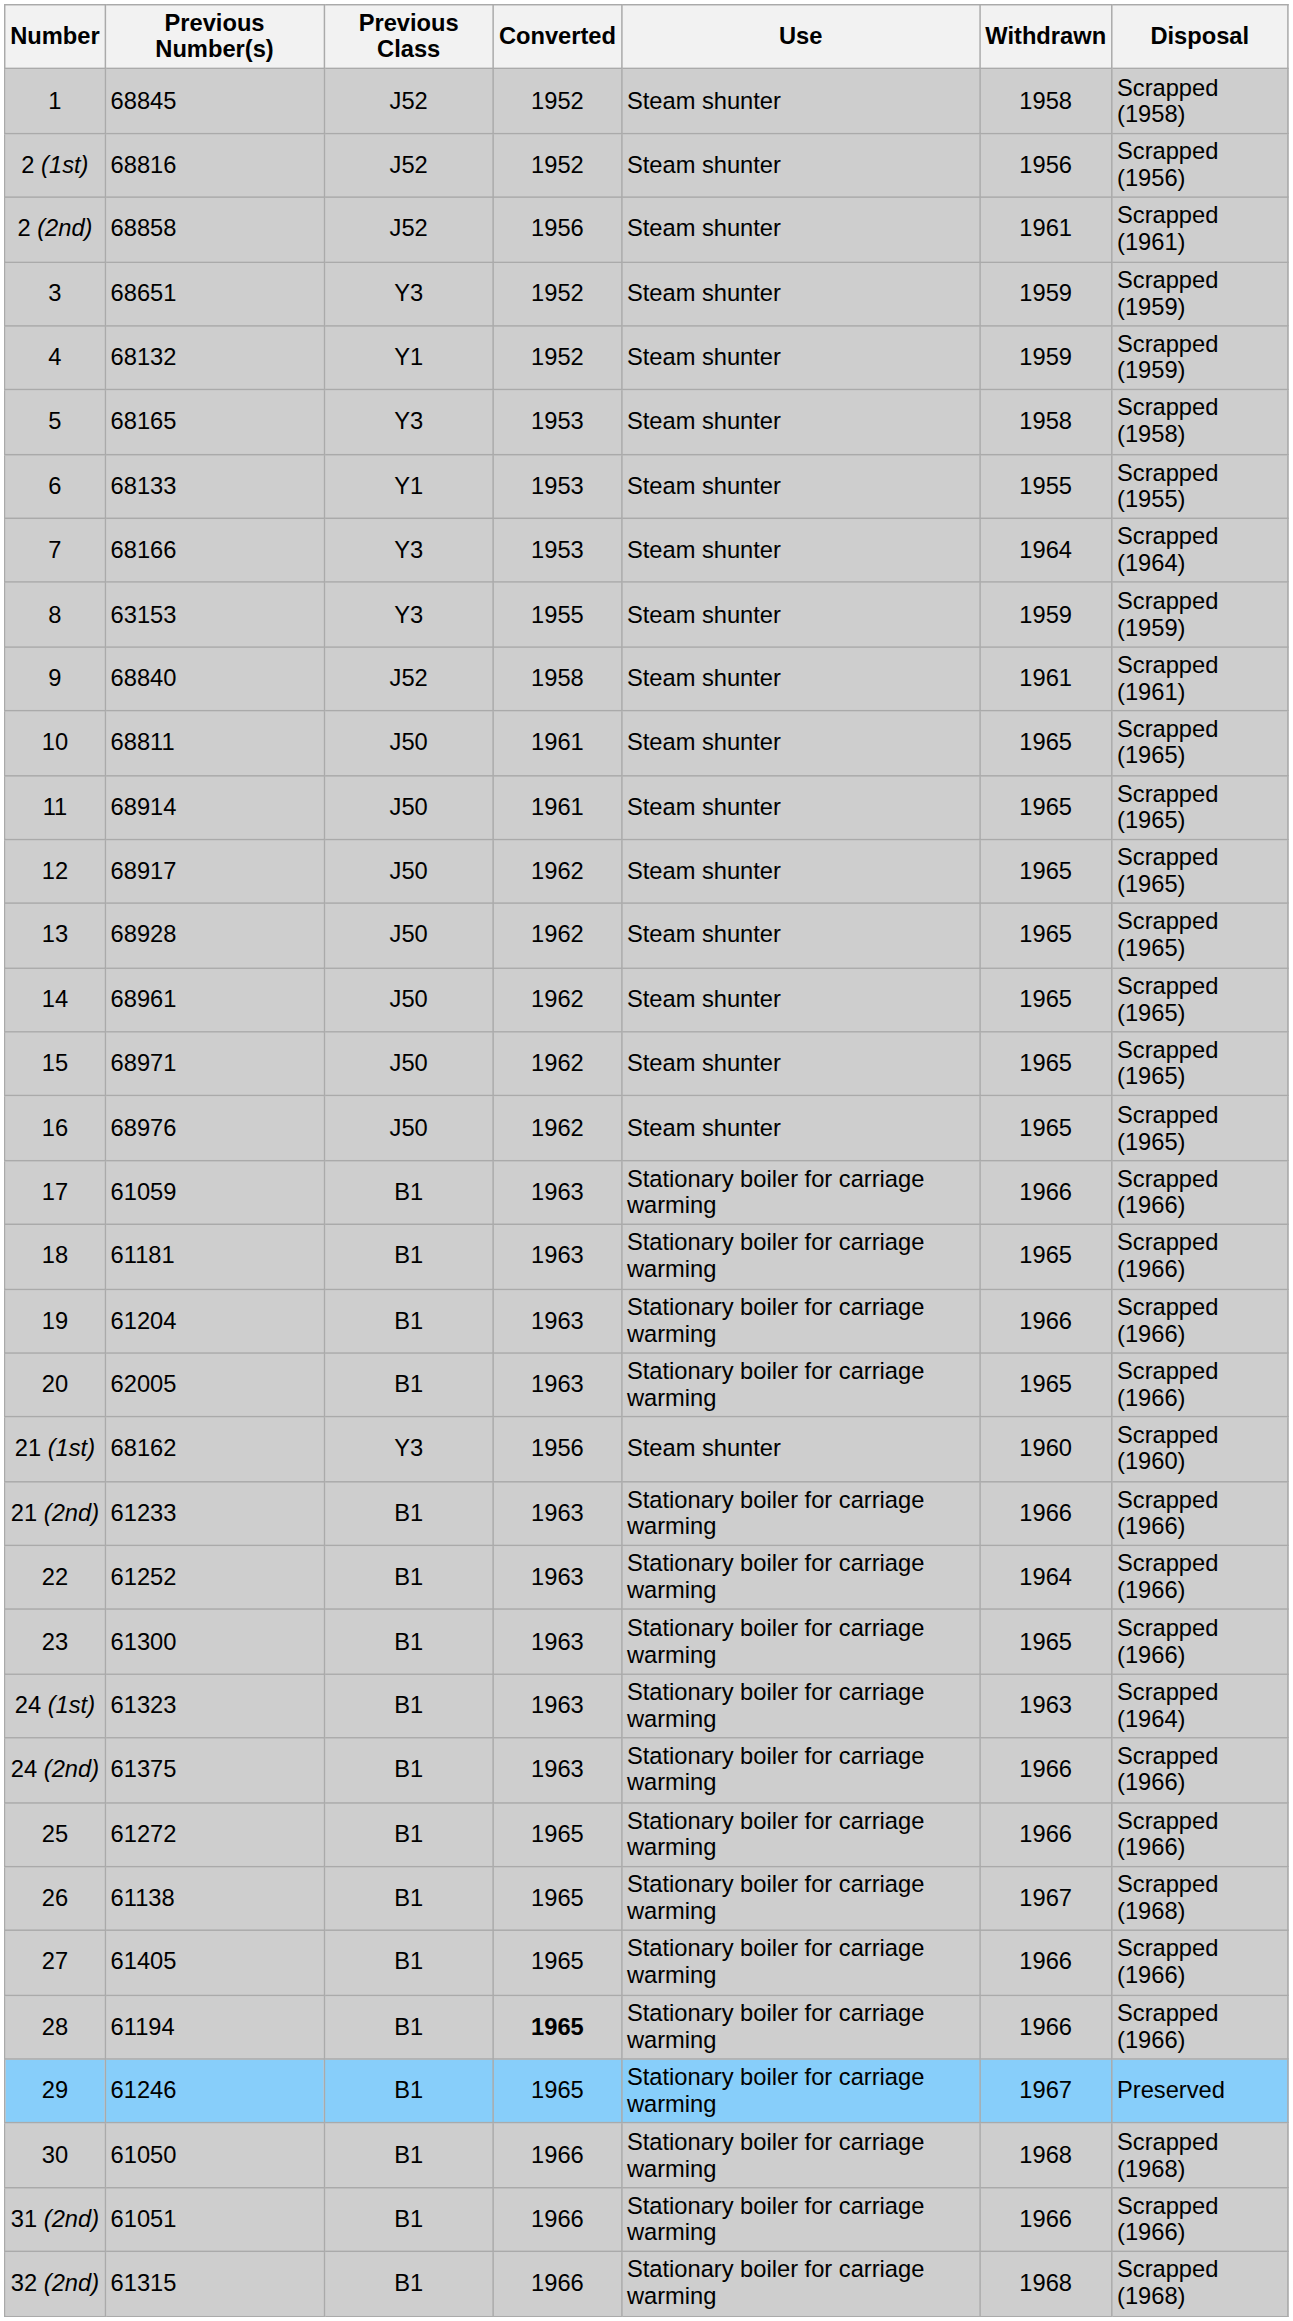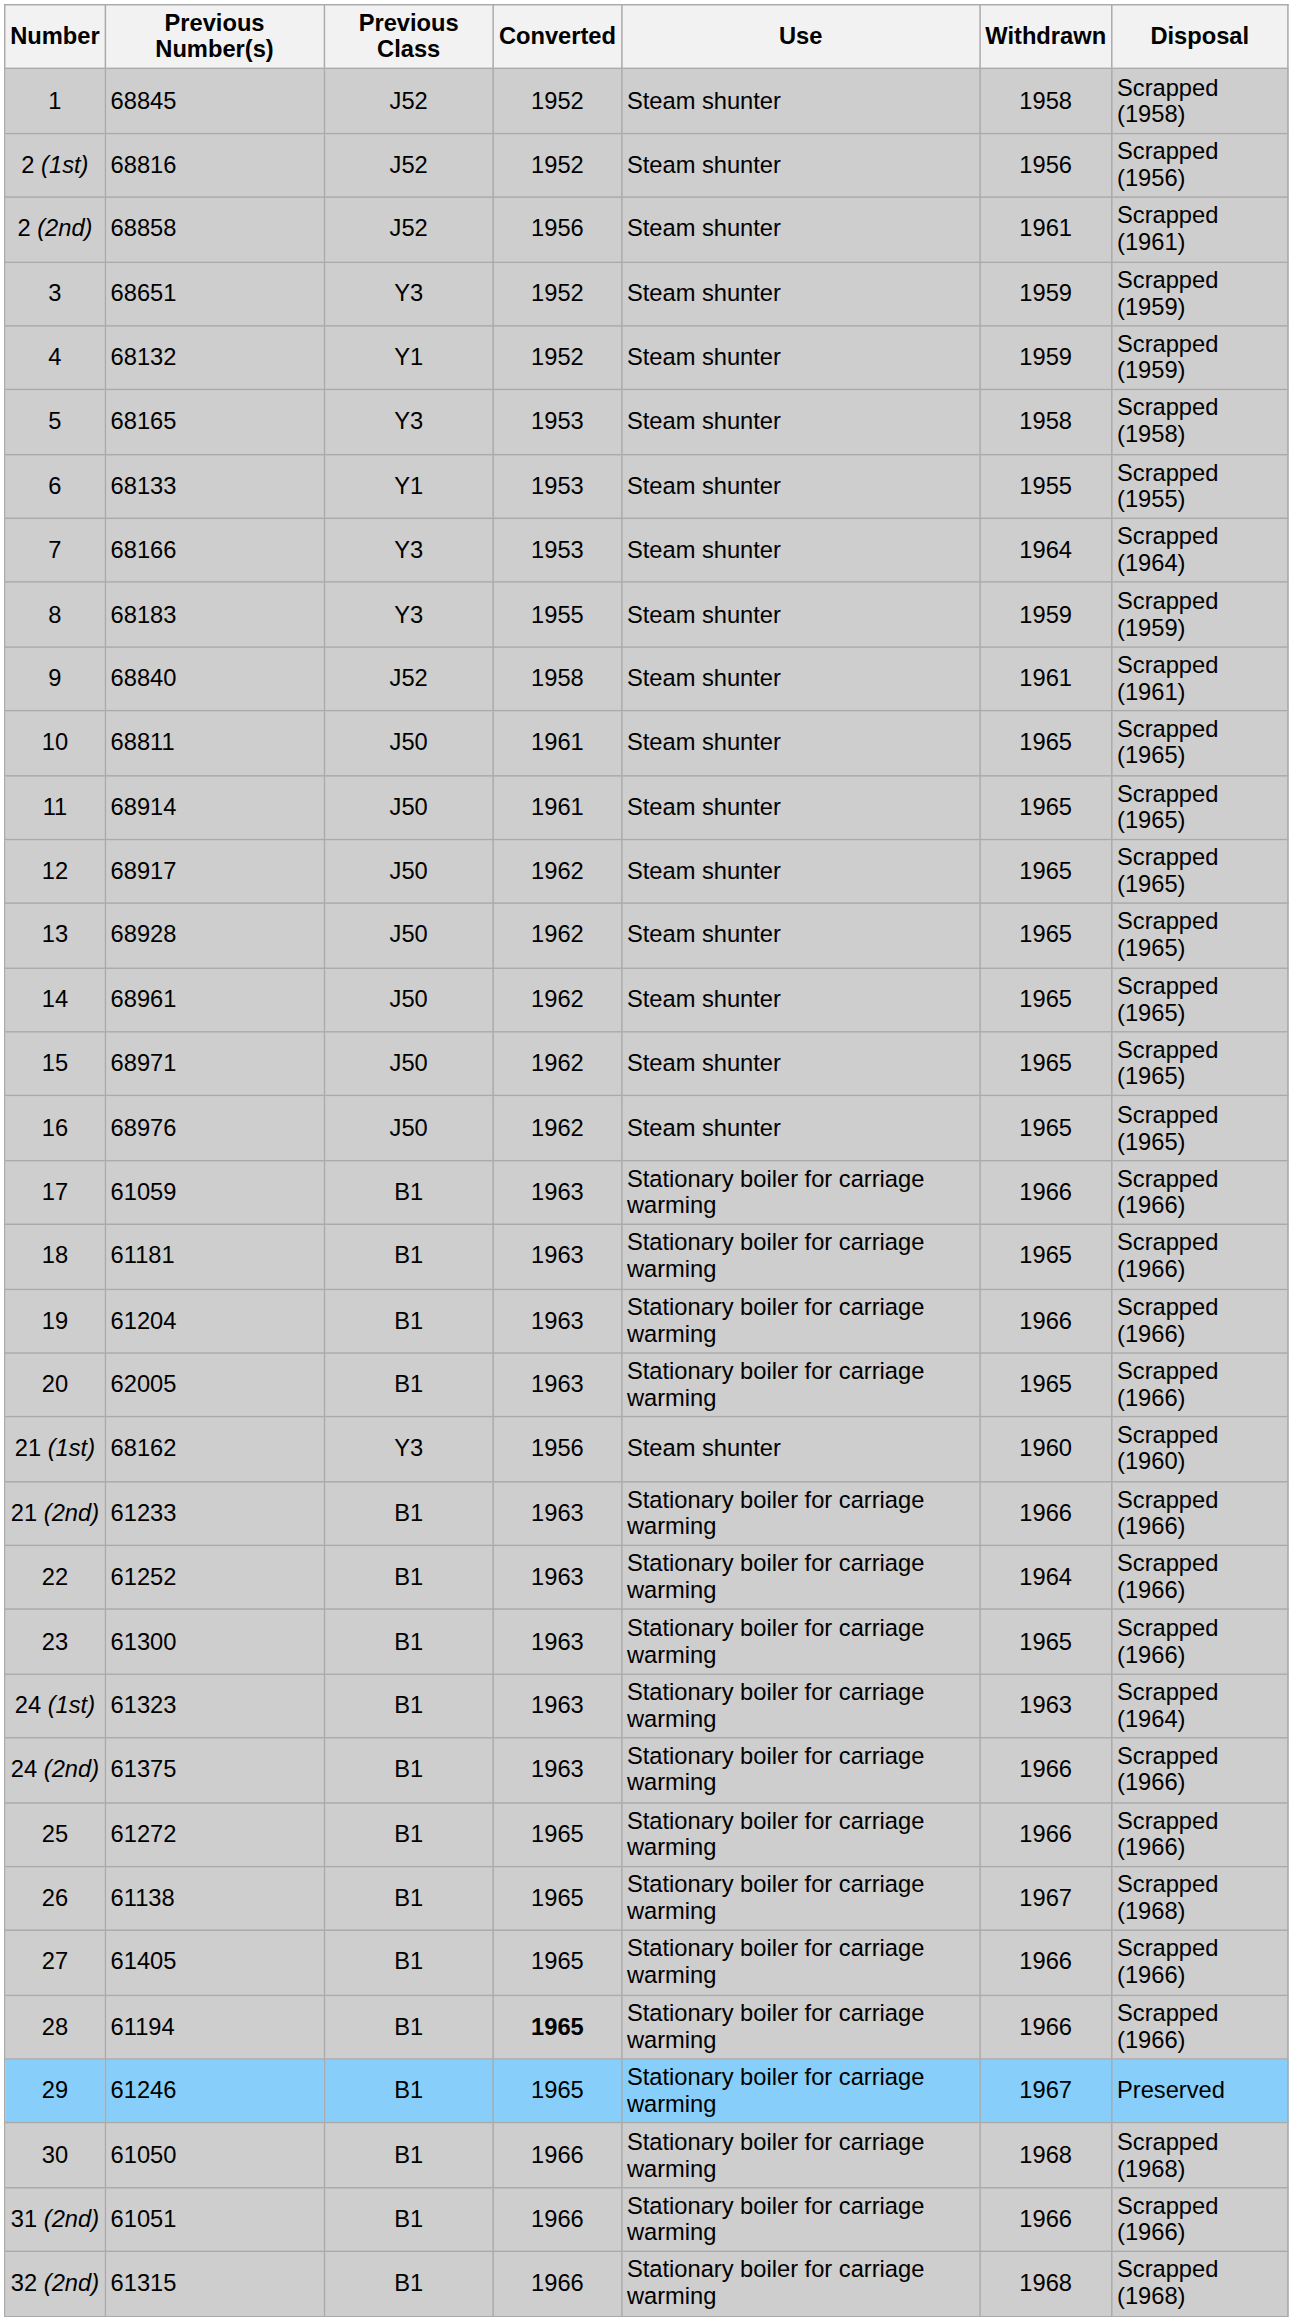(144, 614) 63153 -> (144, 614) 68183
